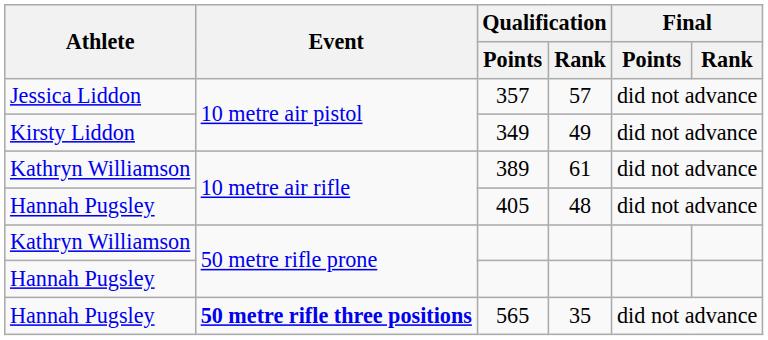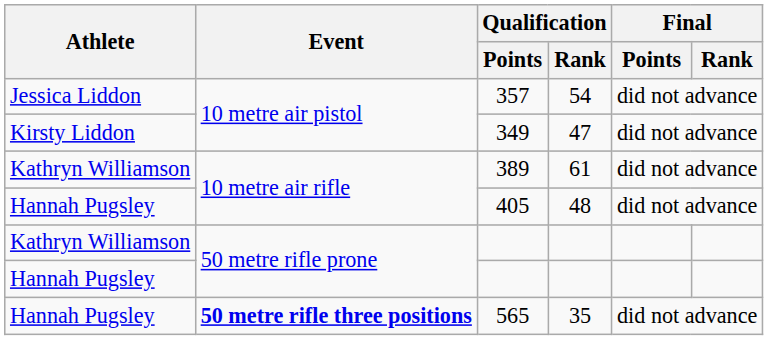(580, 96) 57 -> (580, 96) 54
(580, 132) 49 -> (580, 132) 47
